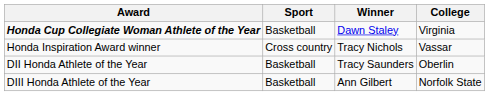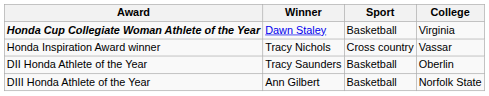columns swapped: (375, 13) <-> (299, 13)
